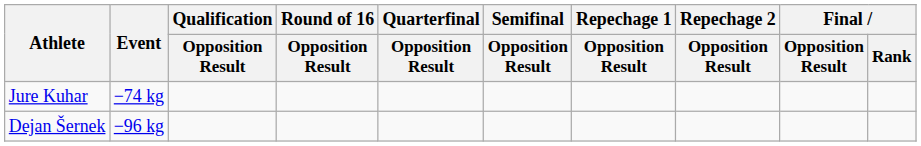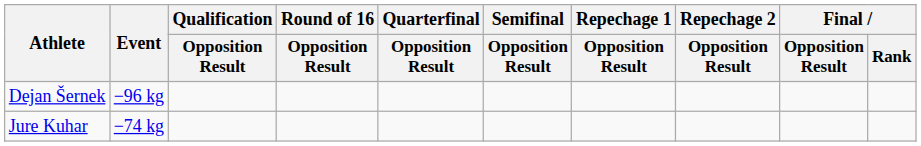rows swapped: (48, 96) <-> (57, 126)
